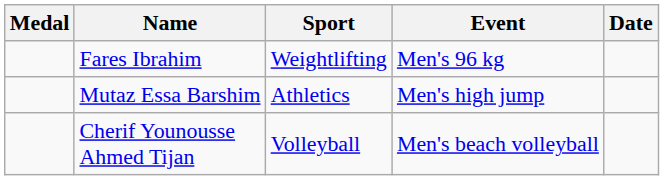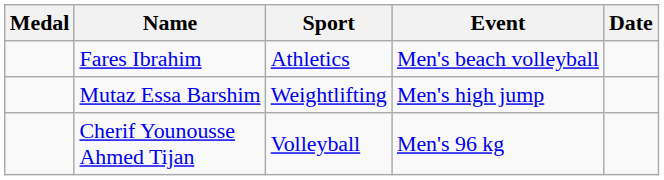(329, 58) Weightlifting -> (310, 58) Athletics
(451, 58) Men's 96 kg -> (498, 58) Men's beach volleyball
(310, 94) Athletics -> (329, 94) Weightlifting
(498, 143) Men's beach volleyball -> (451, 143) Men's 96 kg
